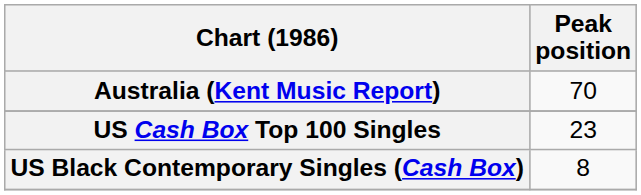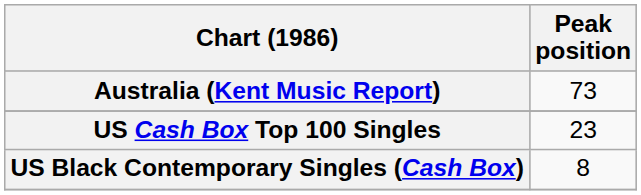(583, 90) 70 -> (583, 90) 73
